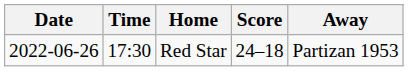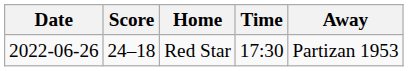columns swapped: (129, 19) <-> (260, 19)
